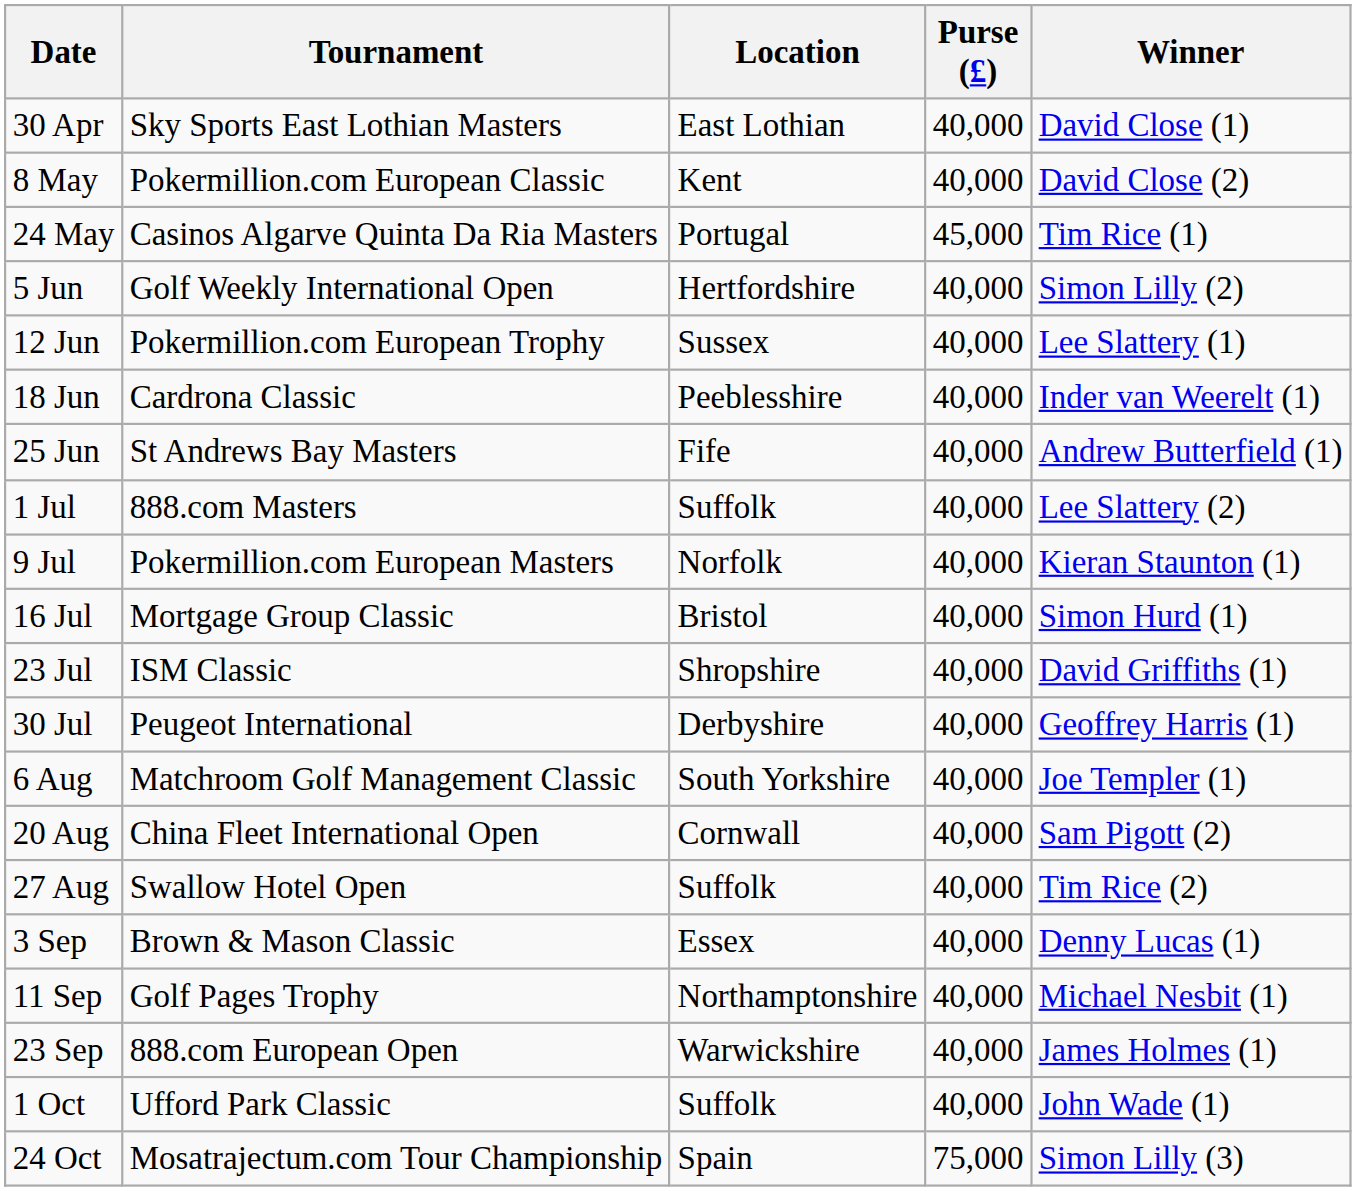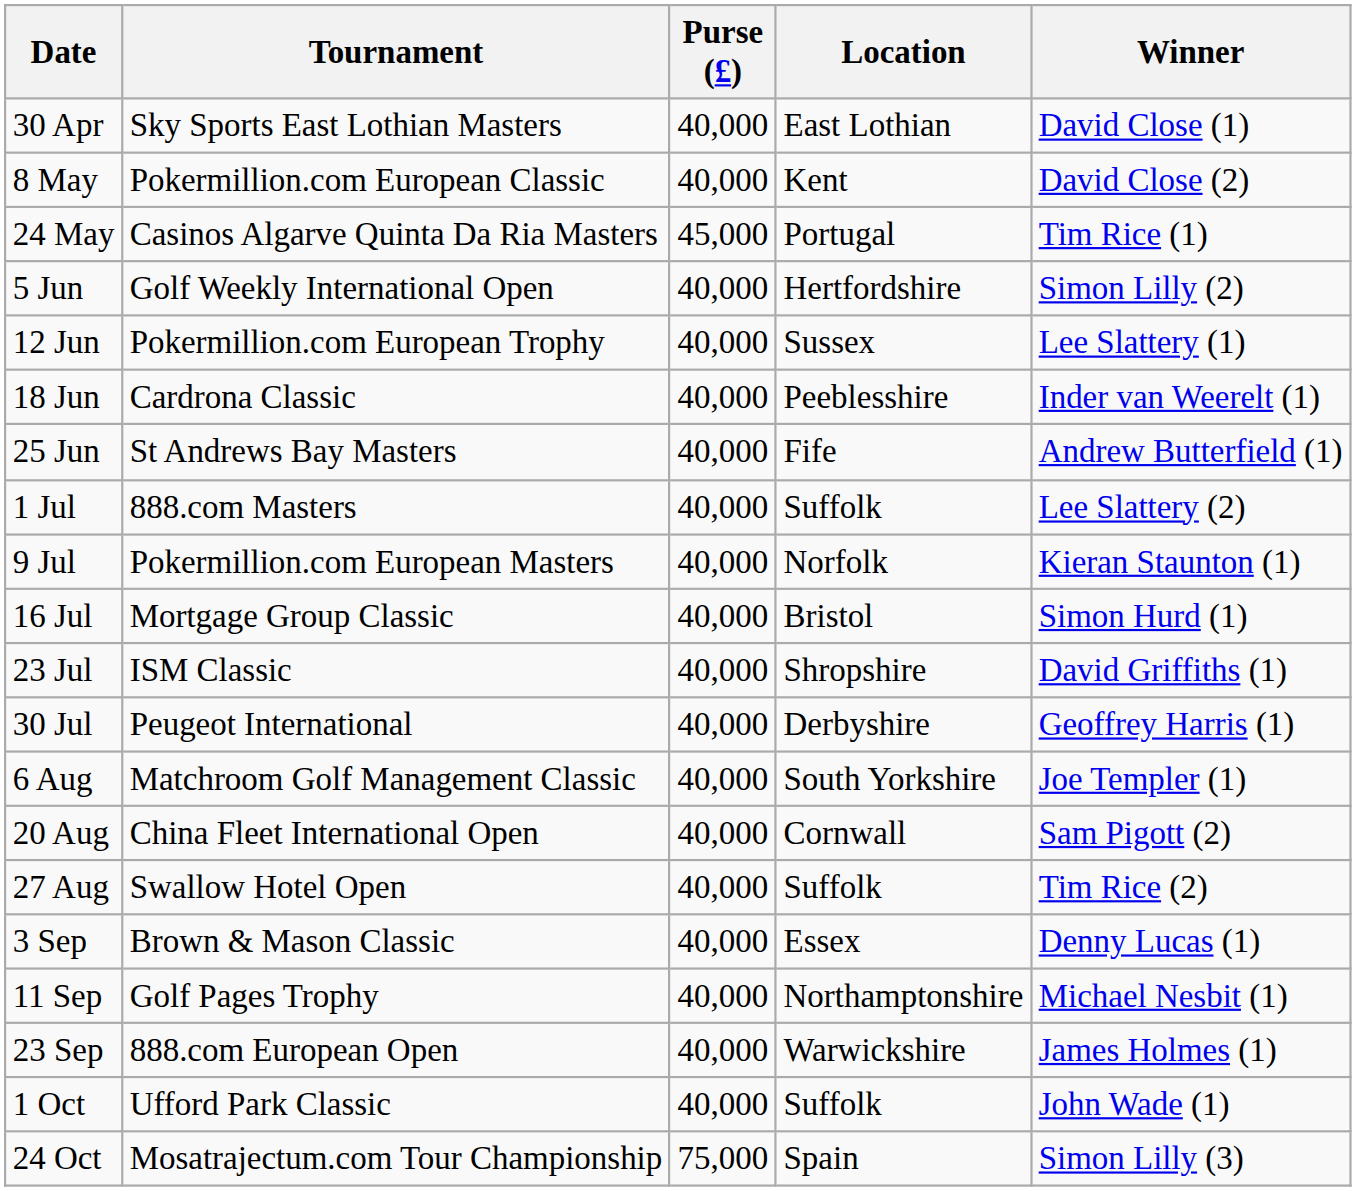columns swapped: (797, 51) <-> (978, 51)
